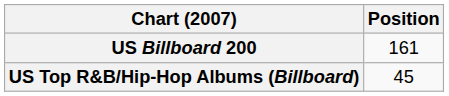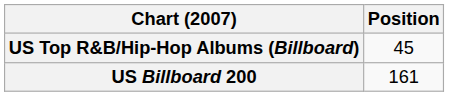rows swapped: (184, 47) <-> (184, 76)
